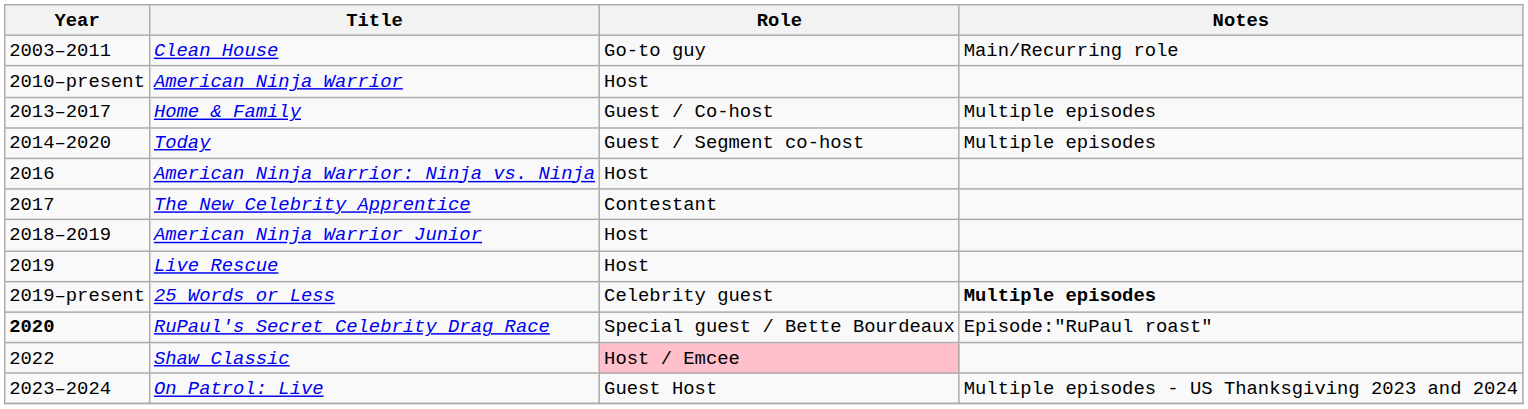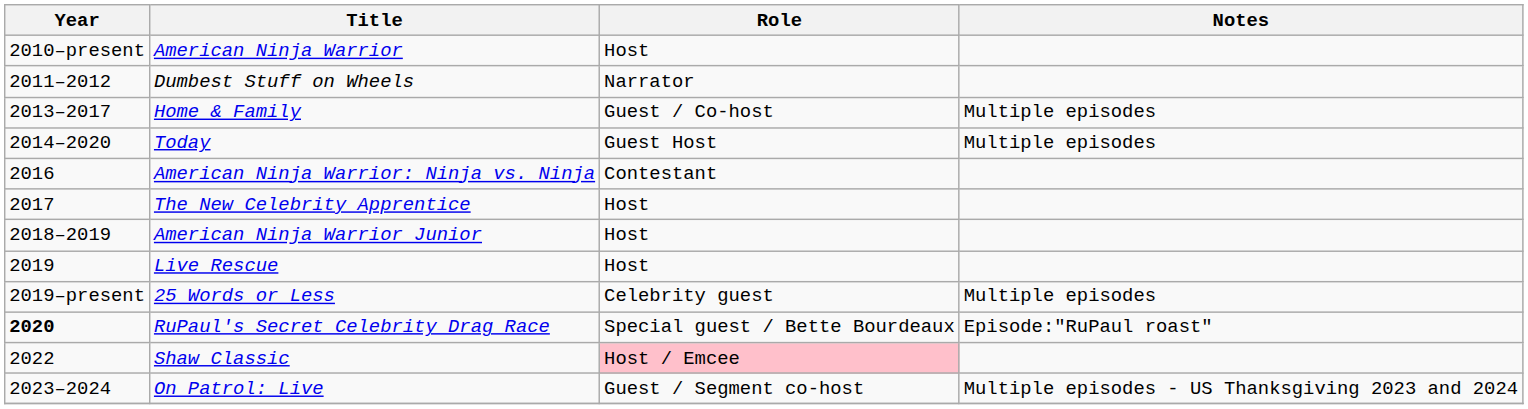- row: (216, 51)
+ row: (284, 82)
(734, 143) Guest / Segment co-host -> (661, 143) Guest Host
(627, 174) Host -> (661, 174) Contestant
(661, 204) Contestant -> (627, 204) Host
(1060, 297) bold -> (1060, 297) normal
(661, 389) Guest Host -> (734, 389) Guest / Segment co-host
